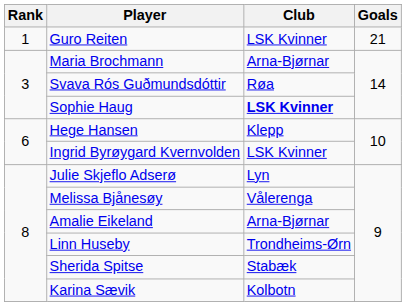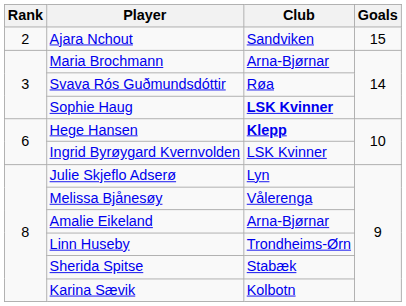- row: (88, 38)
+ row: (91, 38)
(265, 130) normal -> (267, 130) bold
